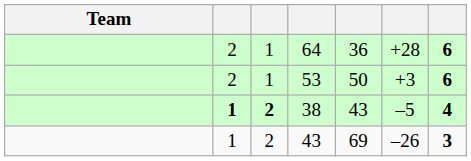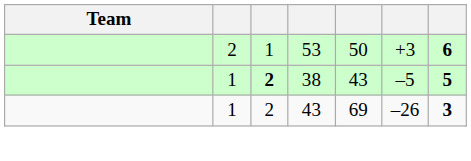- row: (311, 49)
(232, 110) bold -> (232, 79) normal
(447, 110) 4 -> (447, 79) 5
